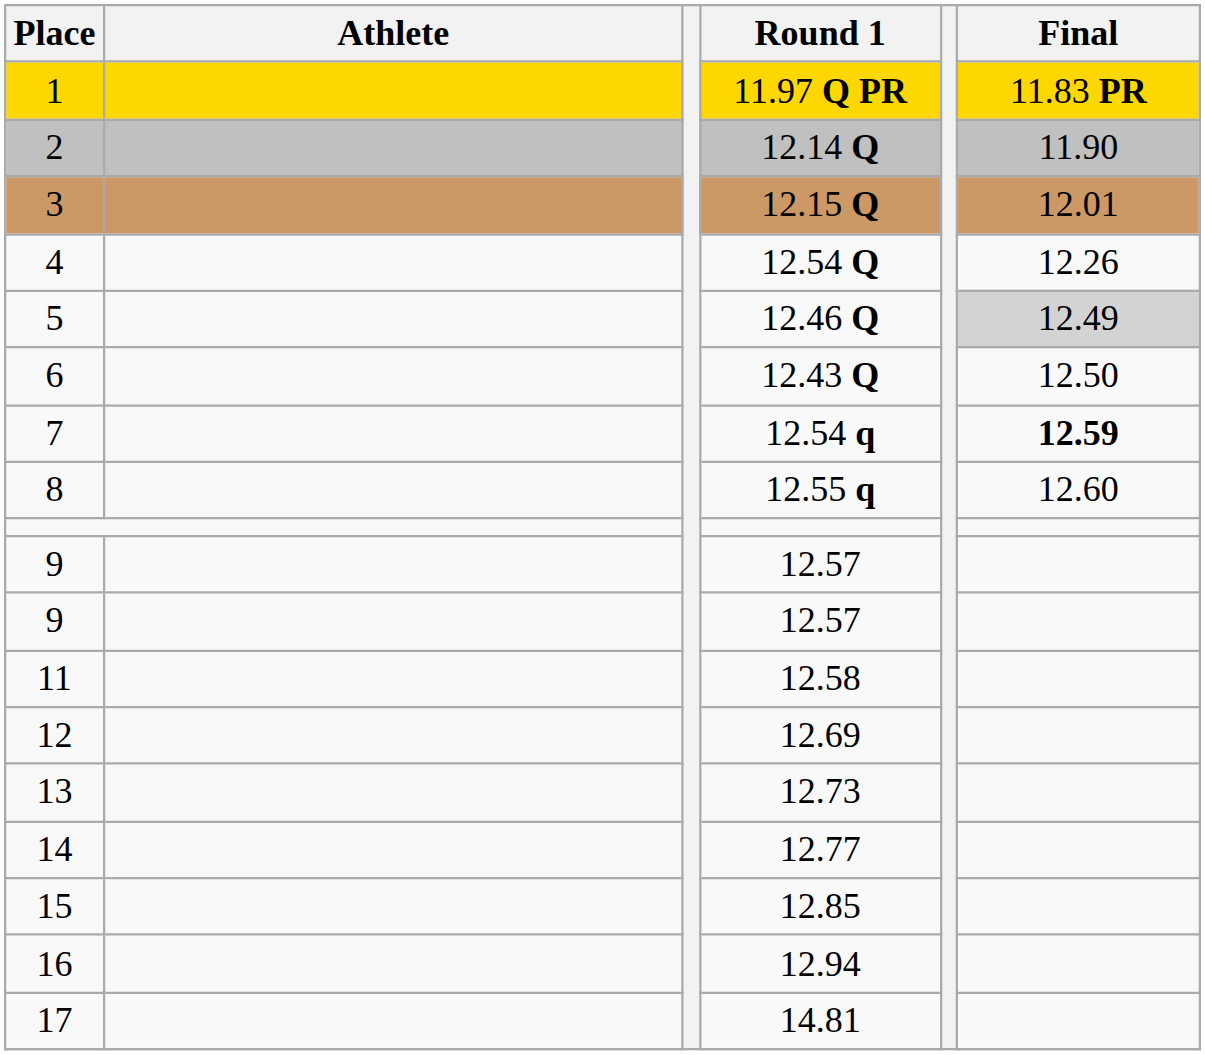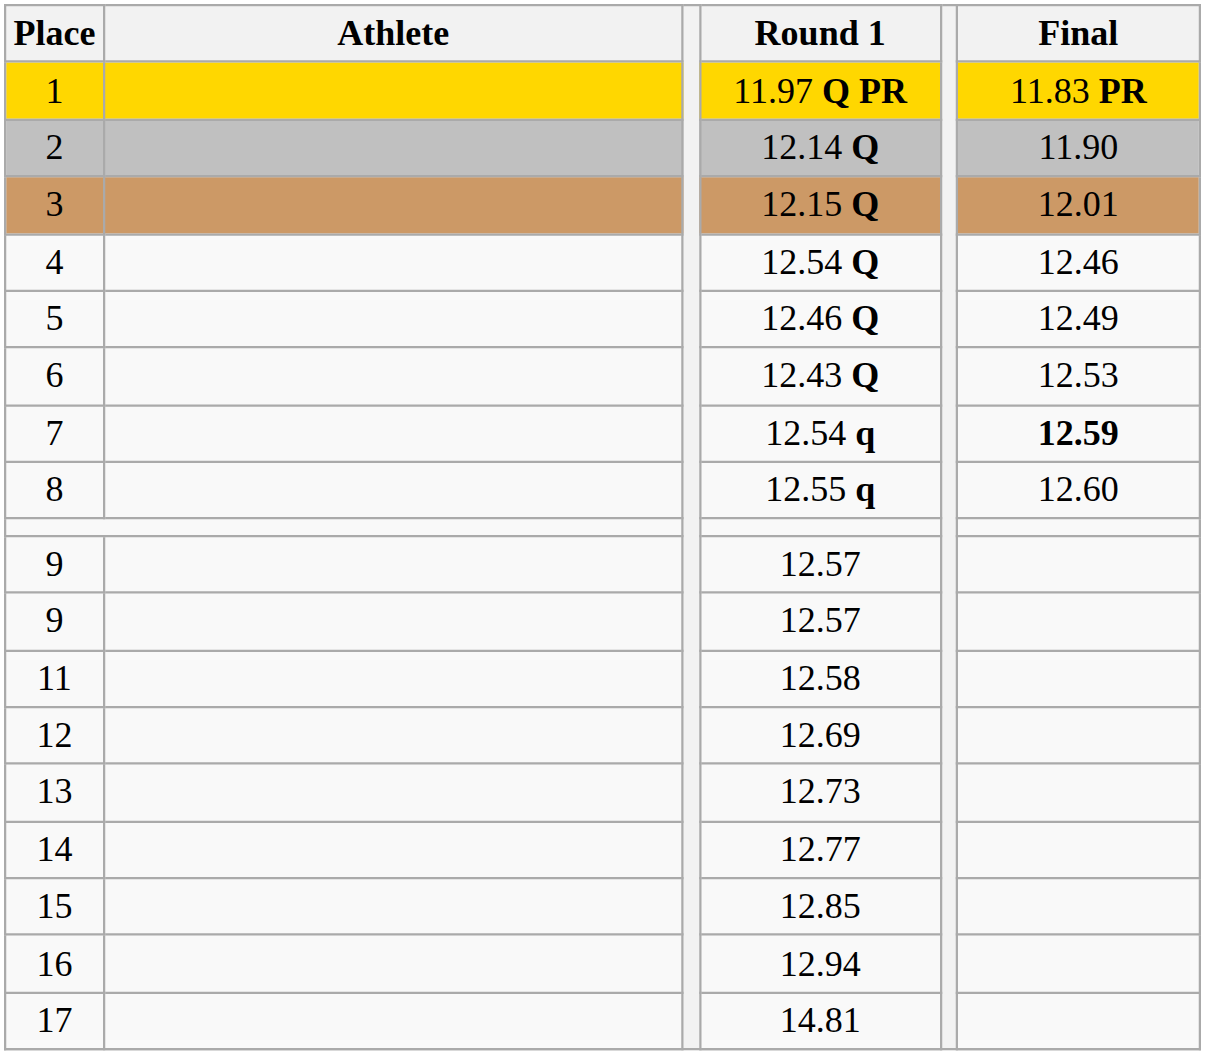(1078, 261) 12.26 -> (1078, 261) 12.46
(1078, 318) lightgrey background -> (1078, 318) no background
(1078, 375) 12.50 -> (1078, 375) 12.53
